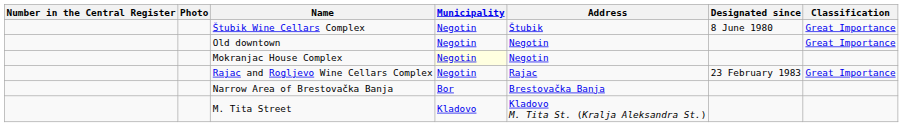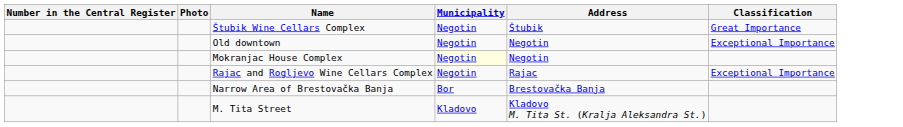- column: (756, 12)
(850, 42) Great Importance -> (773, 42) Exceptional Importance
(850, 73) Great Importance -> (773, 73) Exceptional Importance
